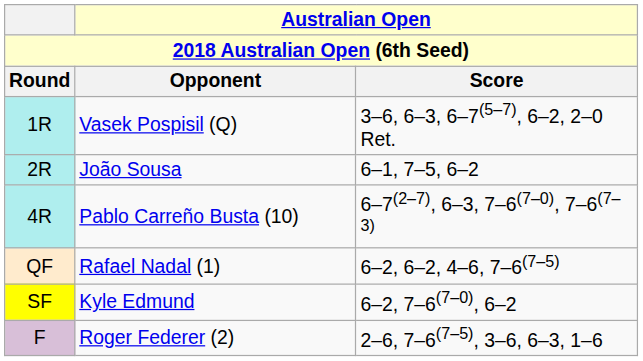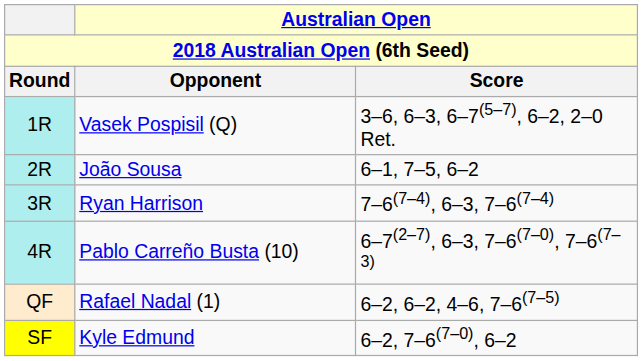+ row: (141, 202)
- row: (157, 337)
